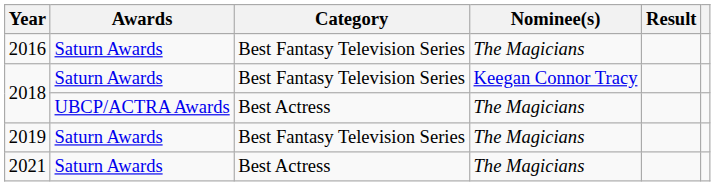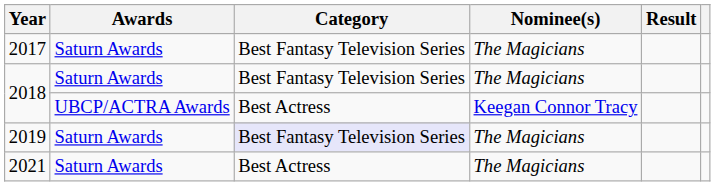- row: (27, 48)
+ row: (27, 48)
(555, 78) Keegan Connor Tracy -> (529, 78) The Magicians
(529, 107) The Magicians -> (555, 107) Keegan Connor Tracy
(352, 136) no background -> (352, 136) lavender background
